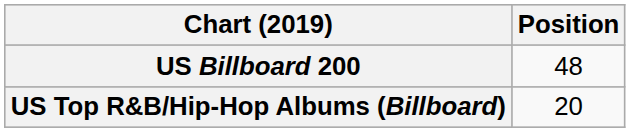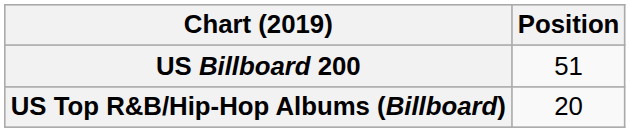(569, 65) 48 -> (569, 65) 51
